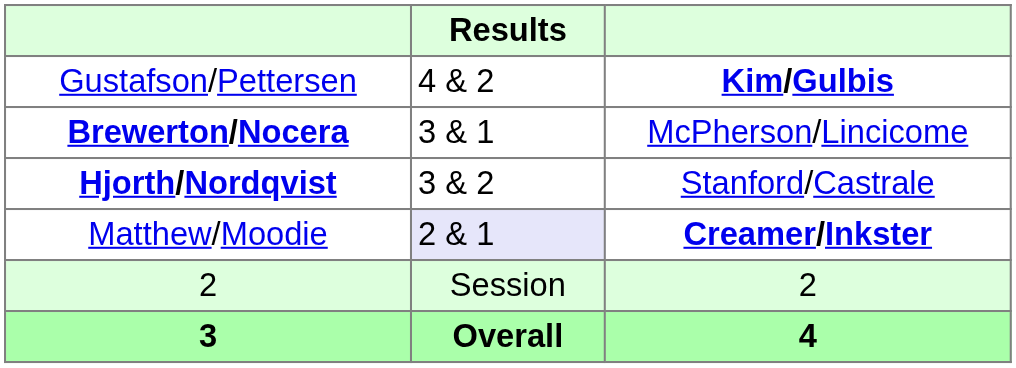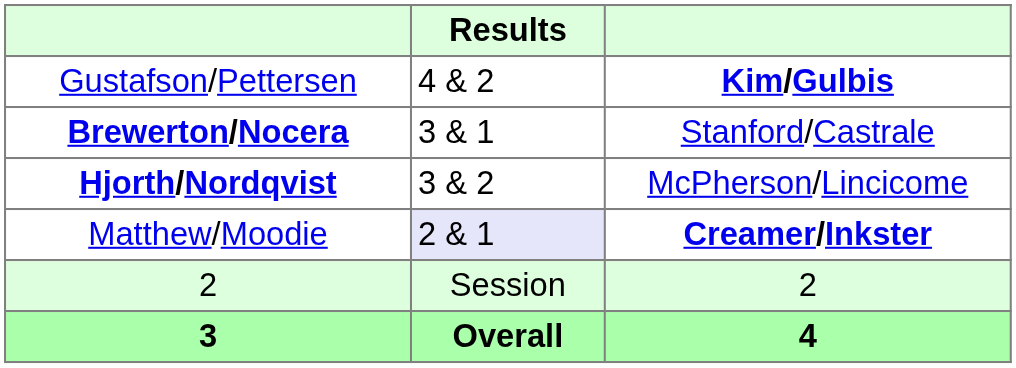(808, 131) McPherson/Lincicome -> (808, 131) Stanford/Castrale
(808, 182) Stanford/Castrale -> (808, 182) McPherson/Lincicome
